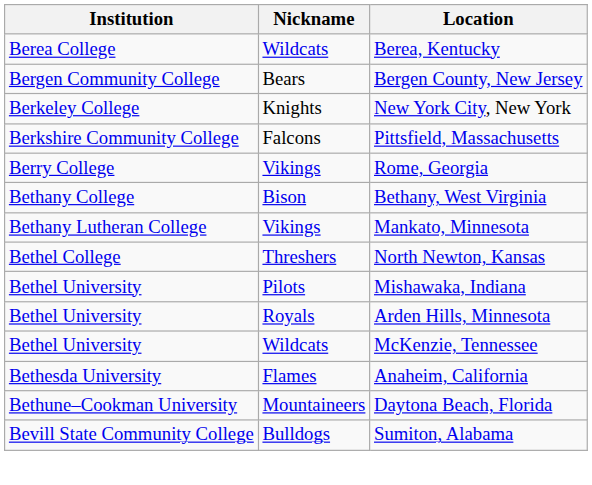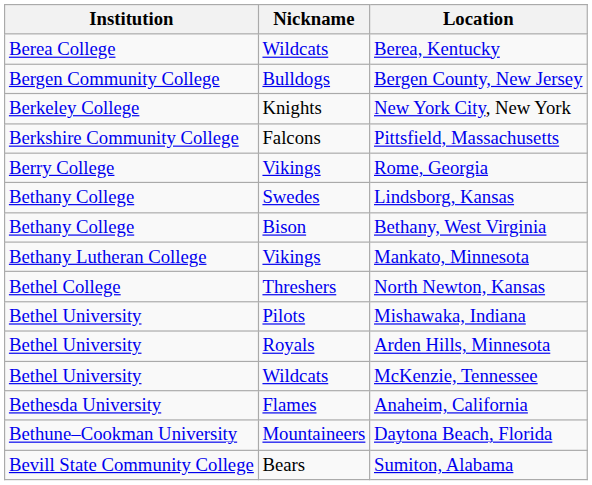(284, 78) Bears -> (296, 78) Bulldogs
+ row: (444, 197)
(296, 434) Bulldogs -> (284, 464) Bears
